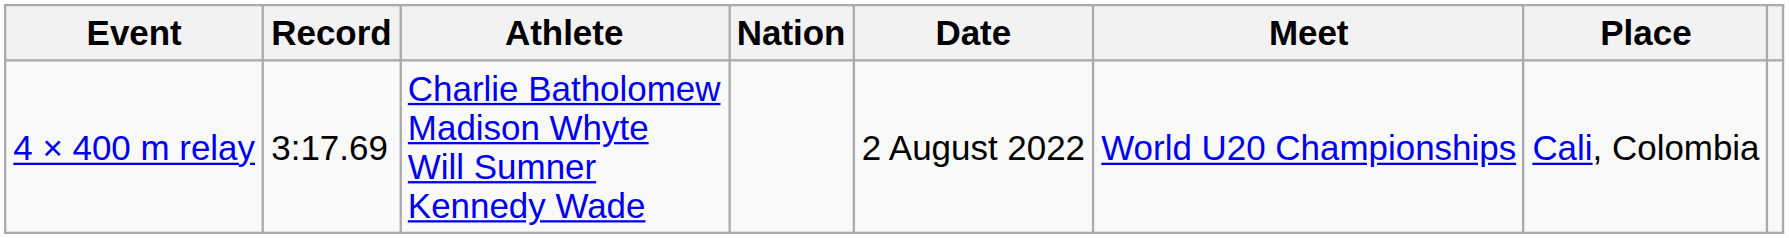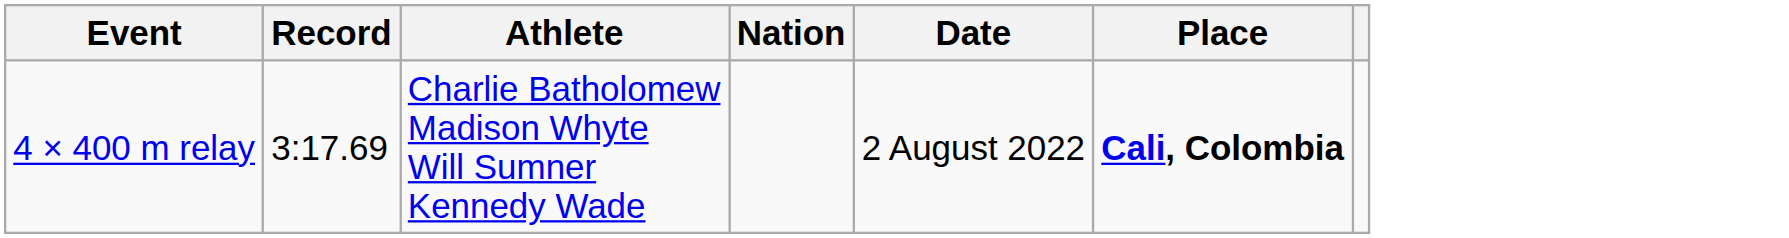- column: (1309, 33)
(1646, 147) normal -> (1223, 147) bold
